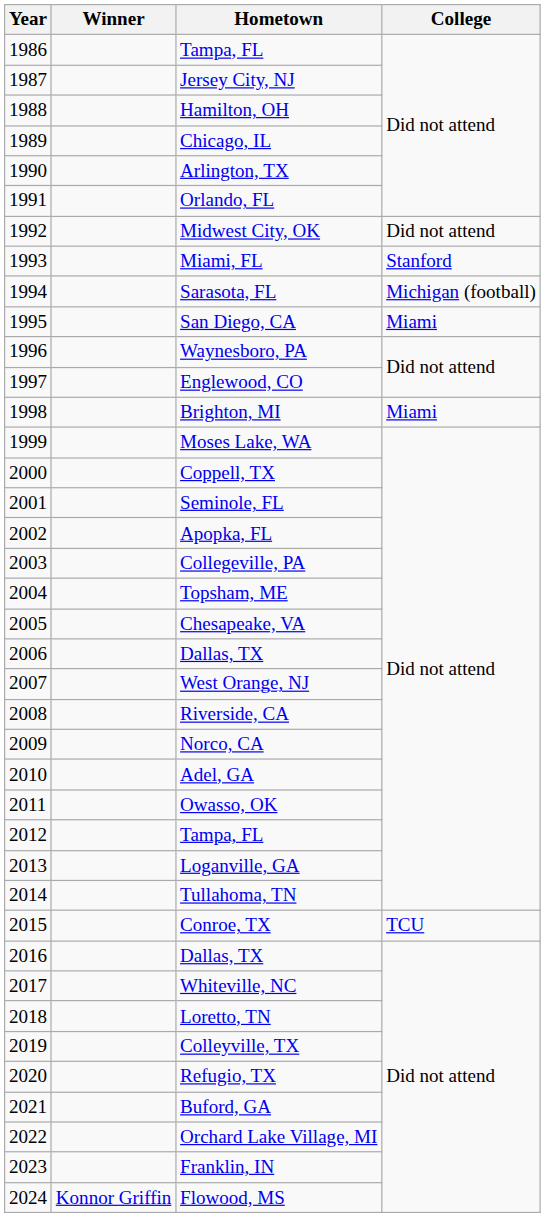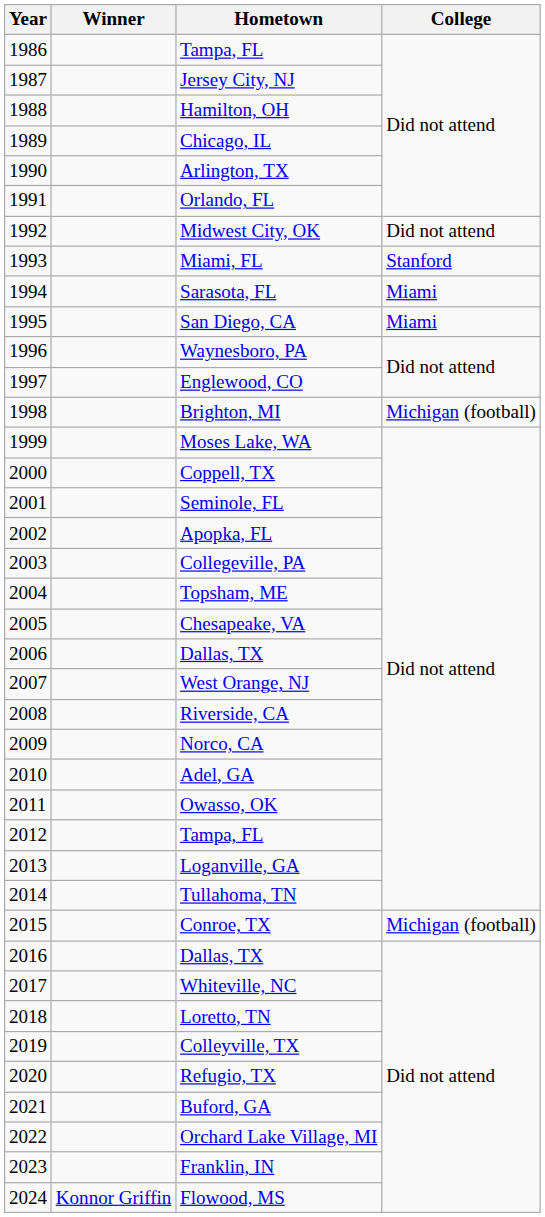(461, 291) Michigan (football) -> (412, 291) Miami
(412, 412) Miami -> (461, 412) Michigan (football)
(405, 925) TCU -> (461, 925) Michigan (football)
